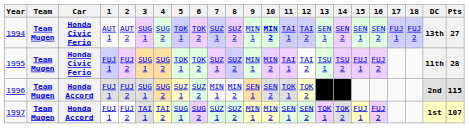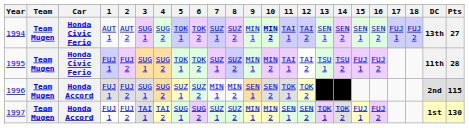(455, 112) 107 -> (455, 112) 130
